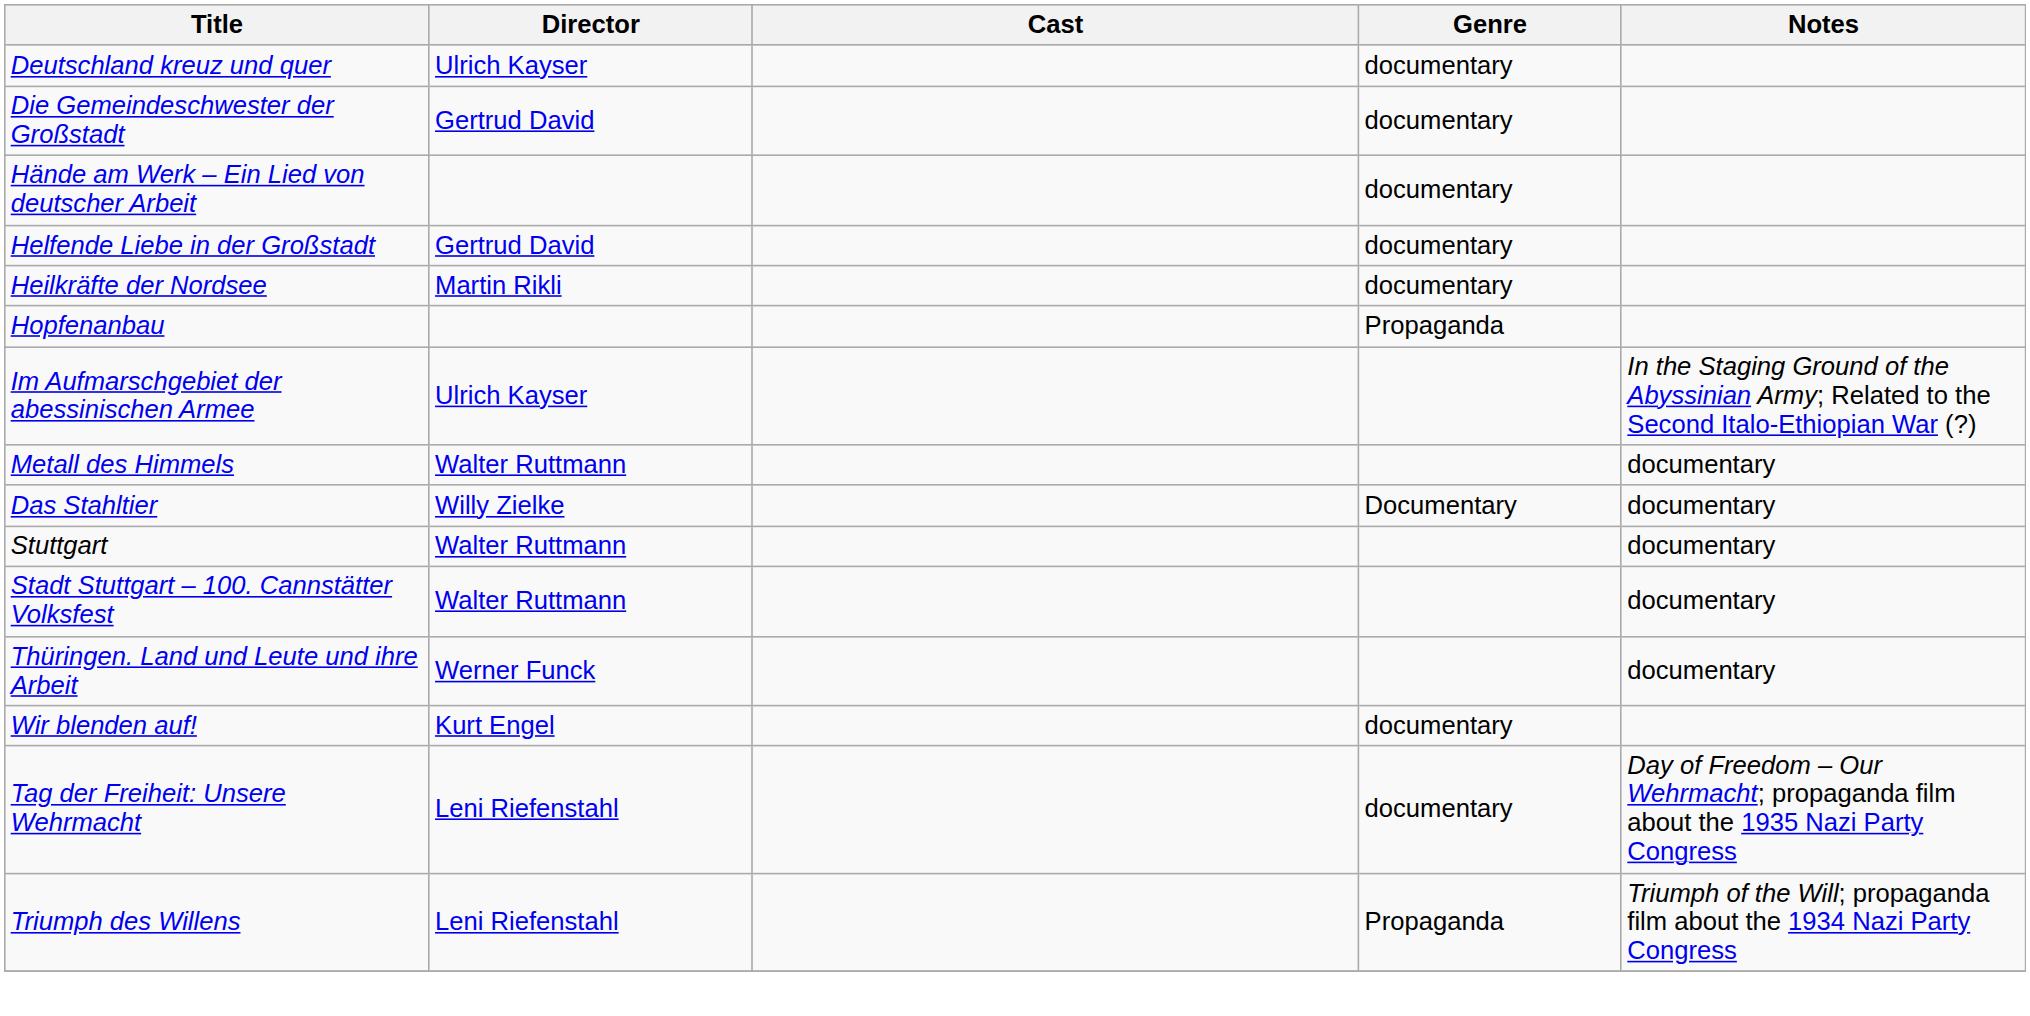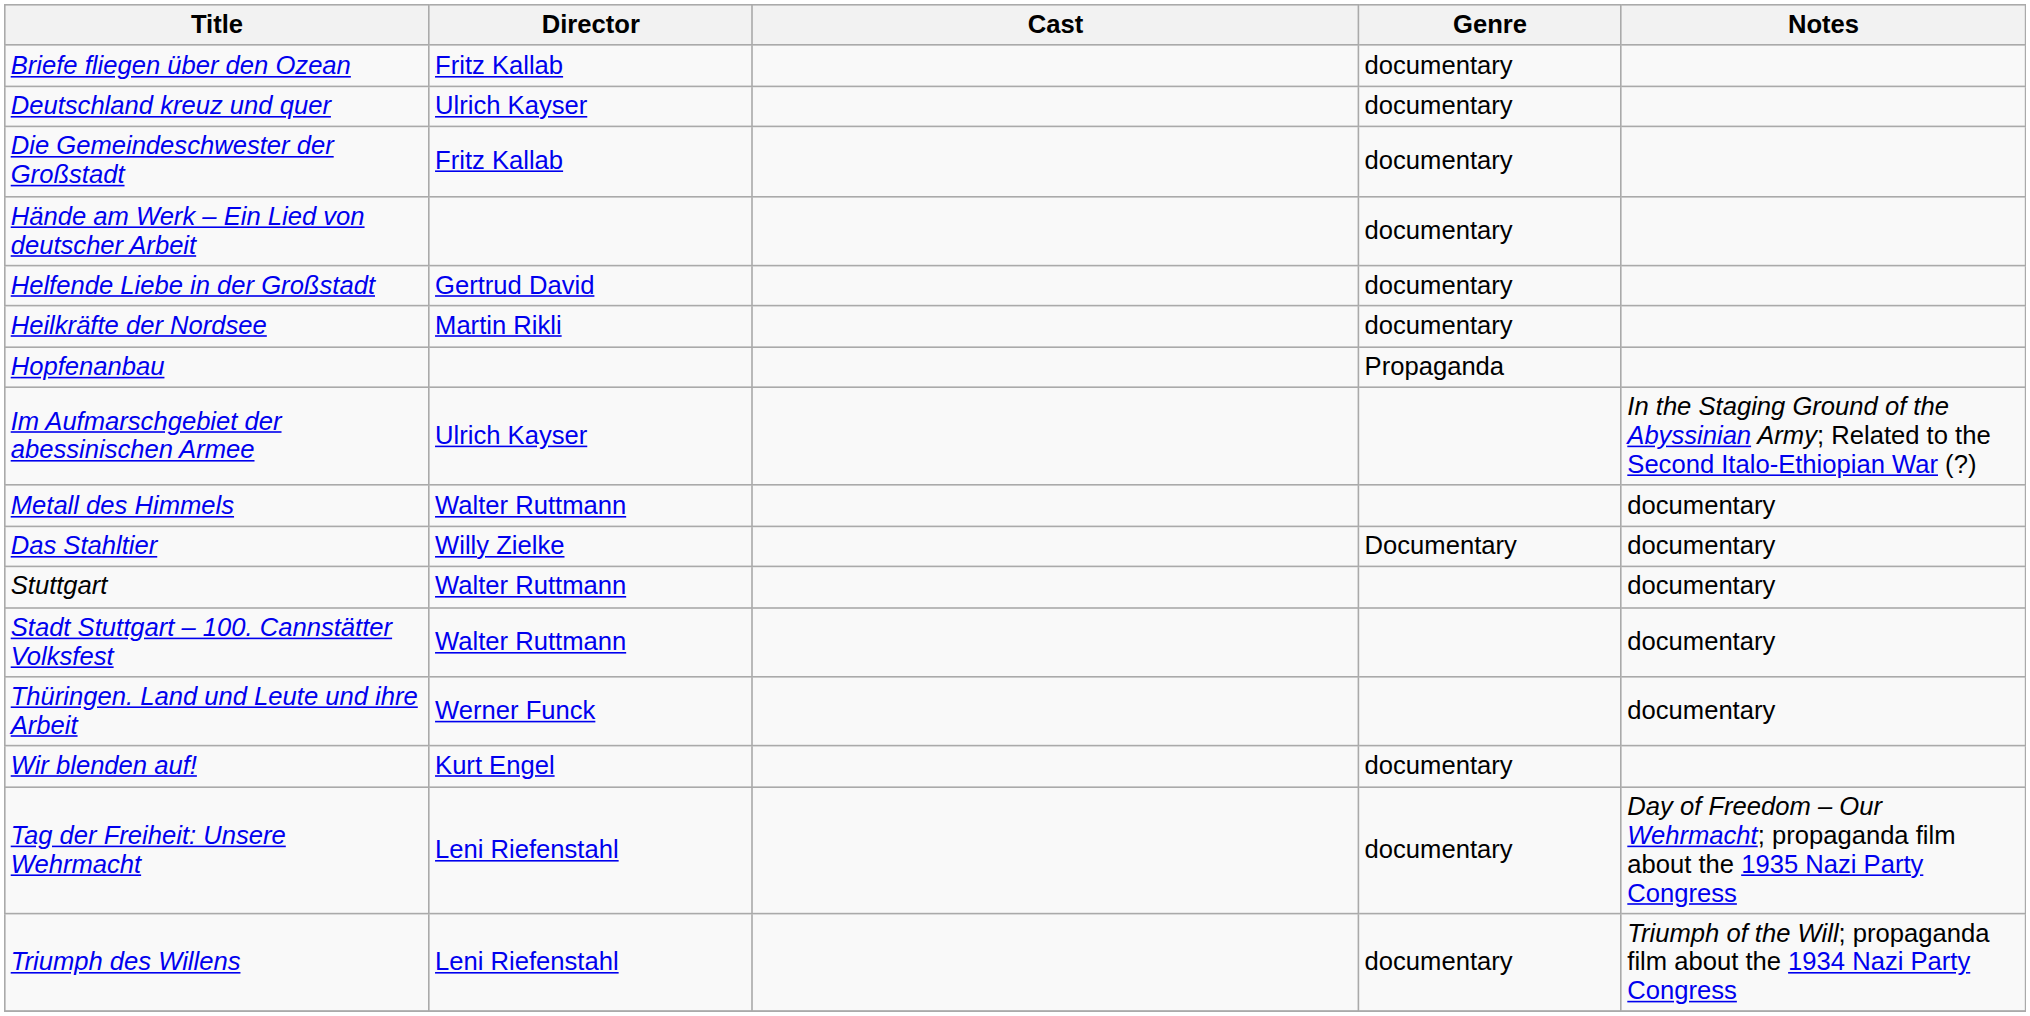+ row: (181, 65)
(515, 120) Gertrud David -> (499, 161) Fritz Kallab
(1434, 921) Propaganda -> (1439, 962) documentary
